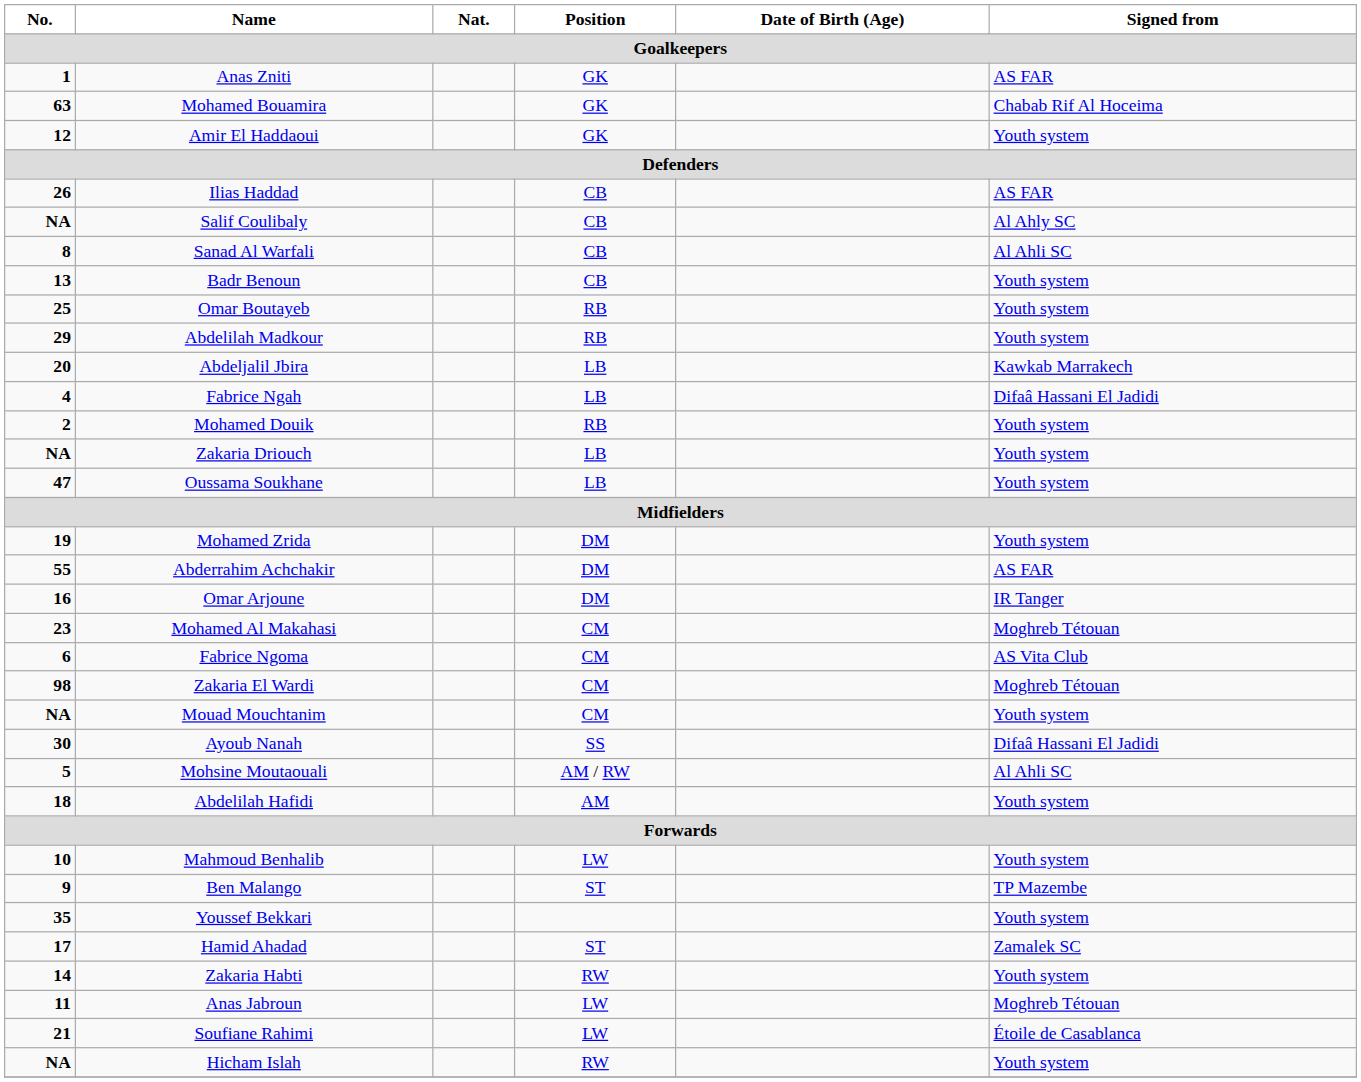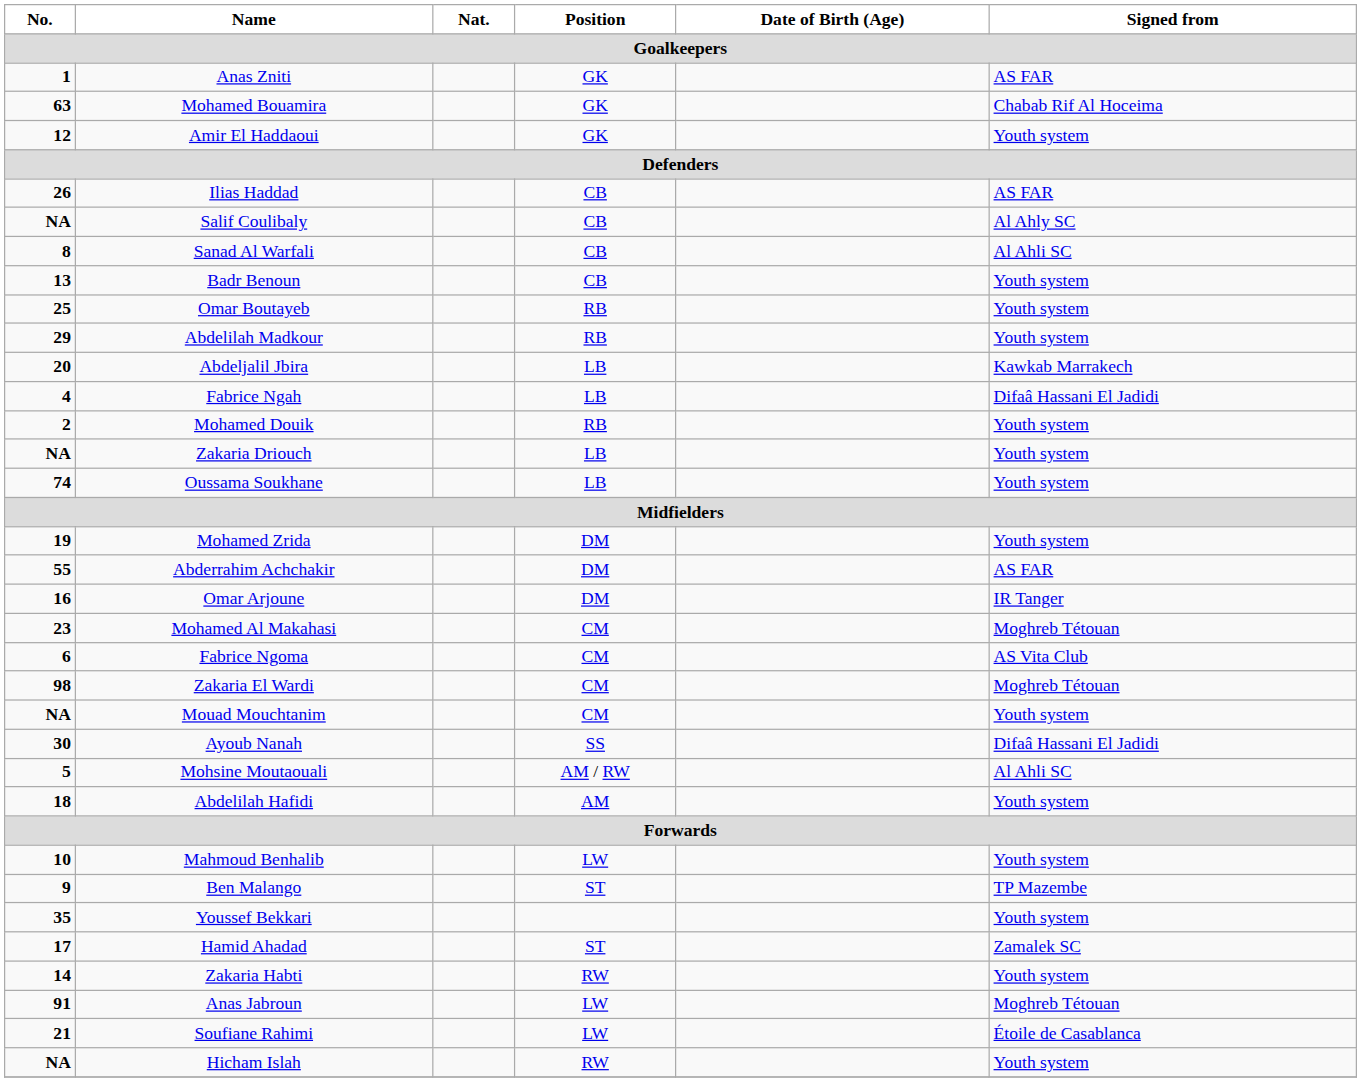(62, 482) 47 -> (62, 482) 74
(63, 1004) 11 -> (62, 1004) 91
